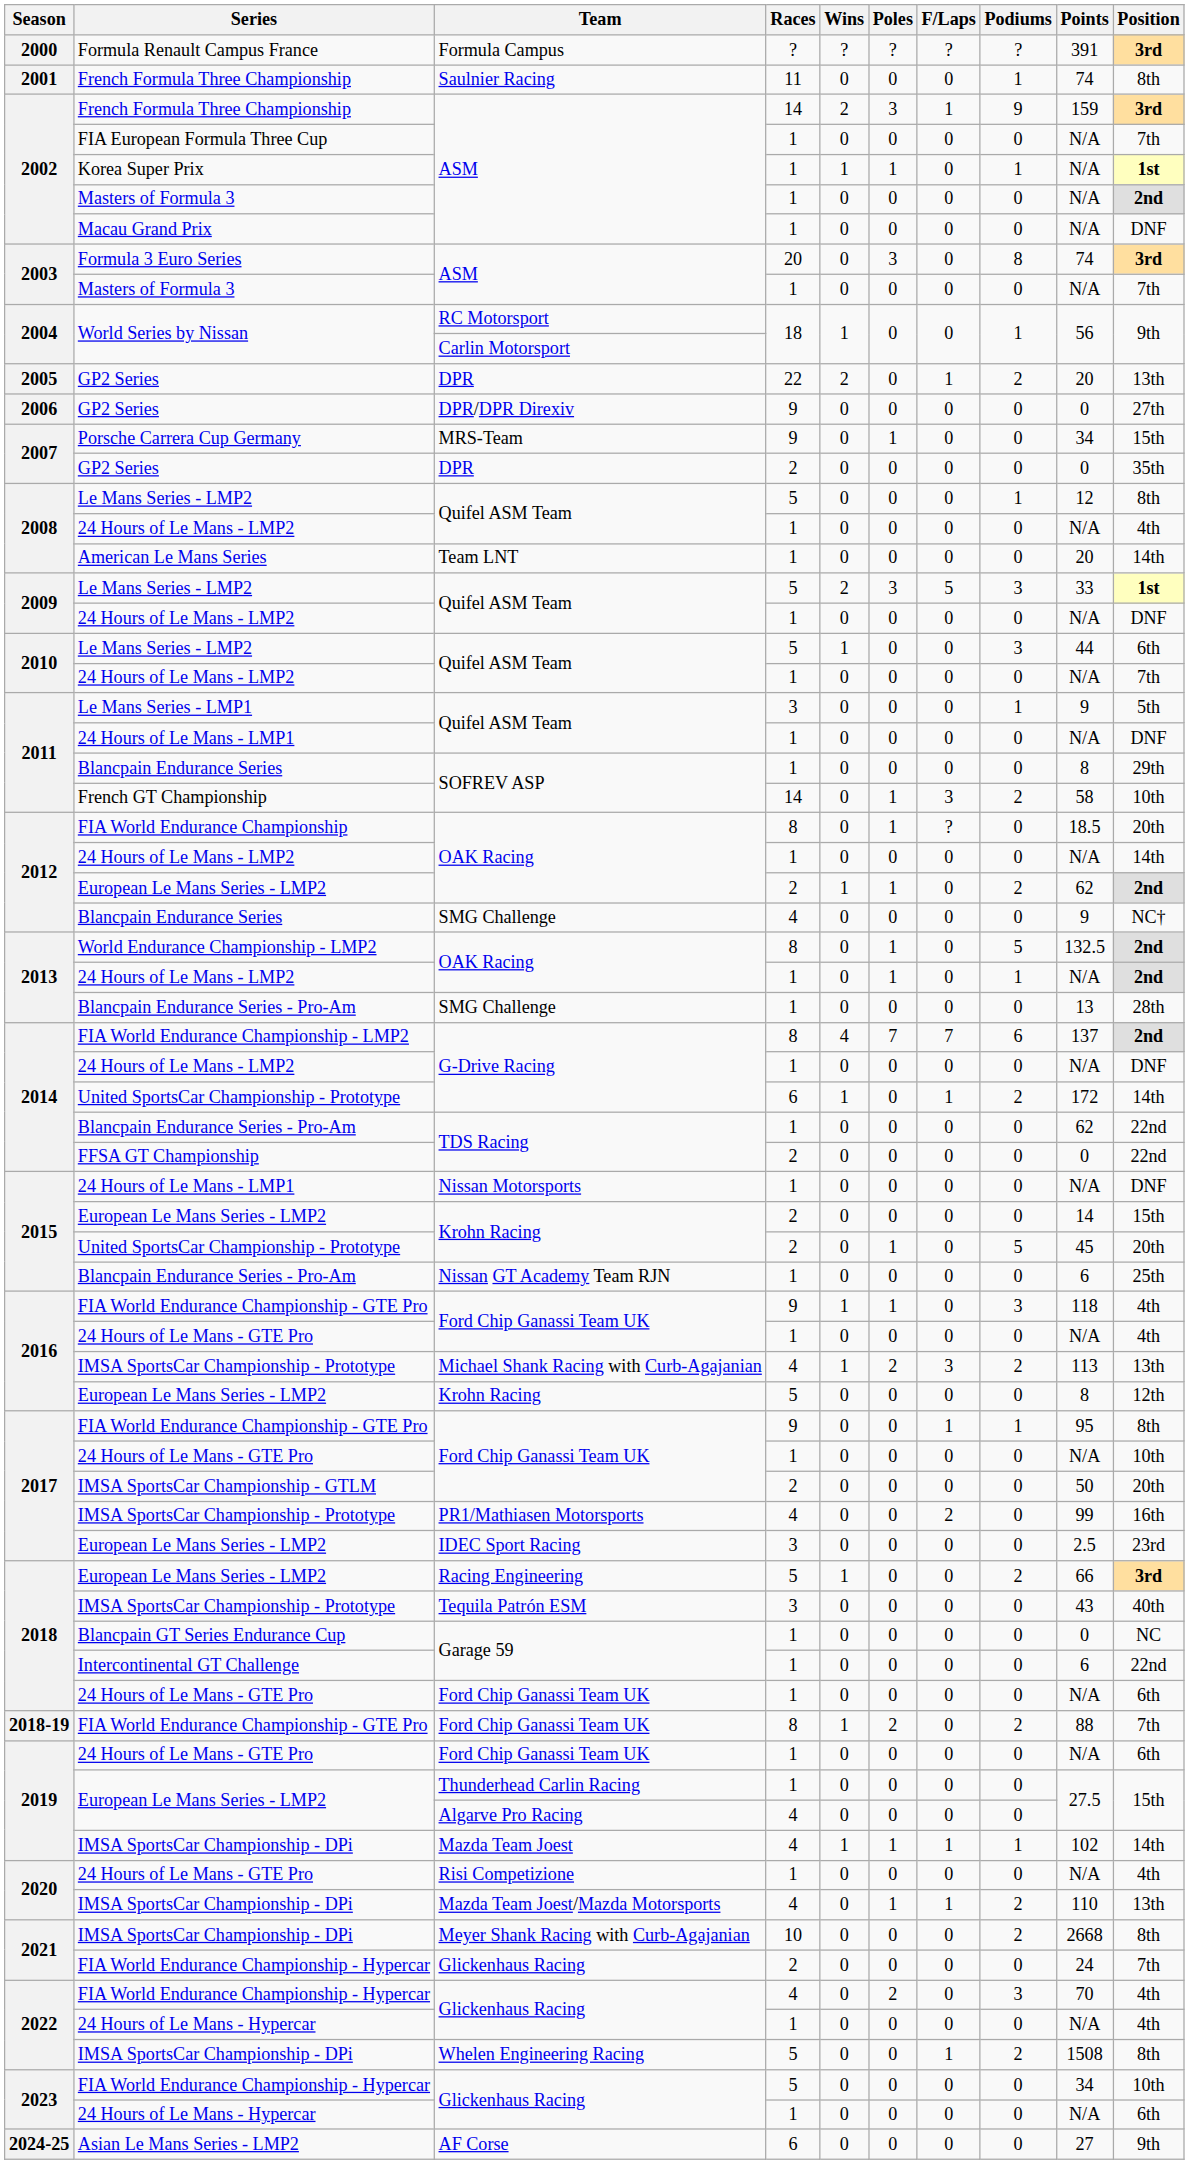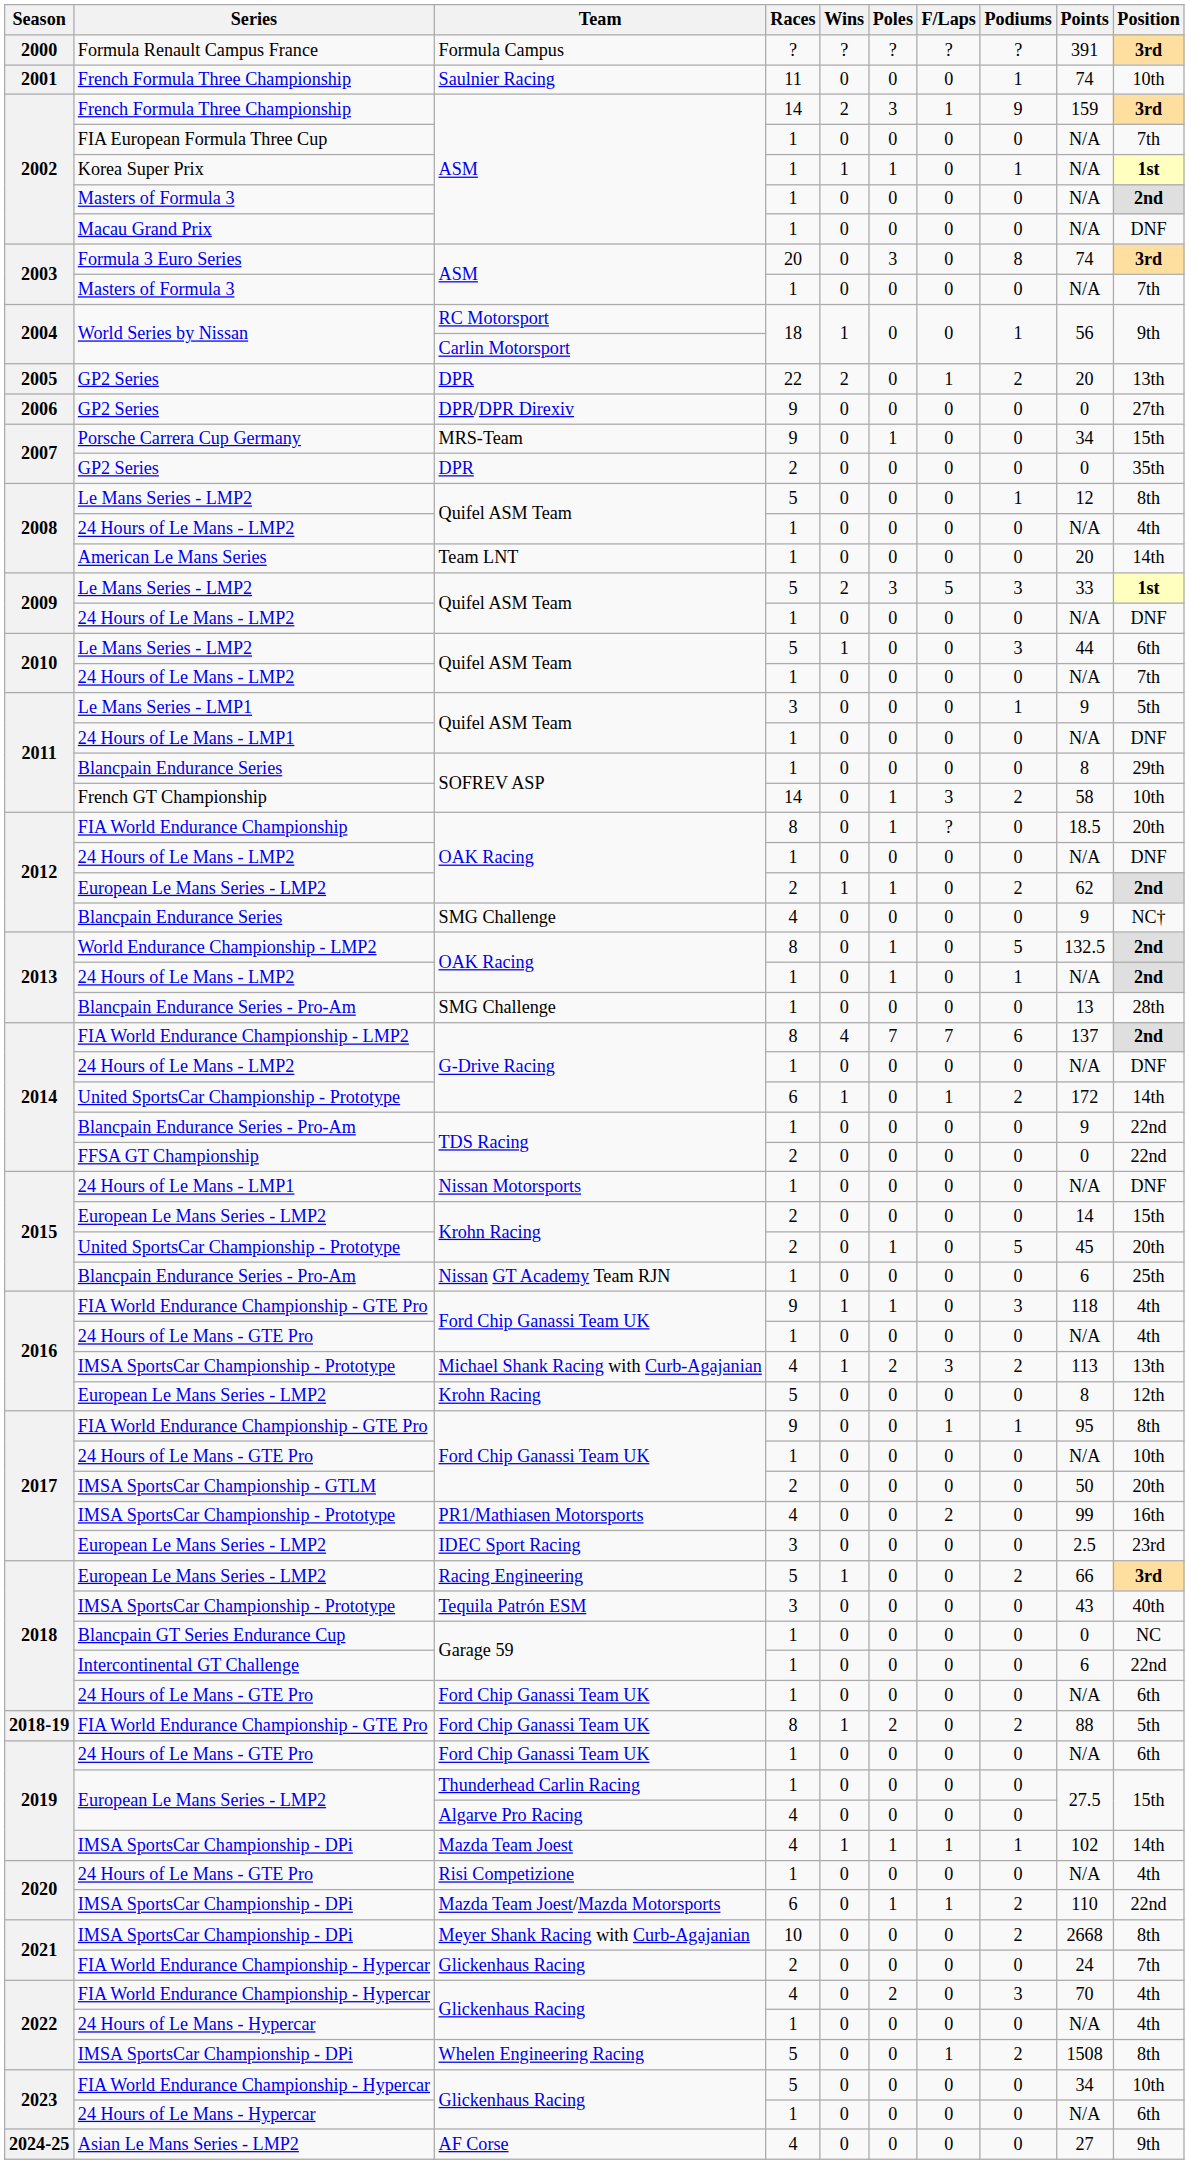(1149, 79) 8th -> (1149, 79) 10th
(1149, 857) 14th -> (1149, 857) DNF
(1085, 1127) 62 -> (1085, 1127) 9
(1149, 1725) 7th -> (1149, 1725) 5th
(793, 1905) 4 -> (793, 1905) 6
(1149, 1905) 13th -> (1149, 1905) 22nd
(793, 2144) 6 -> (793, 2144) 4
